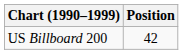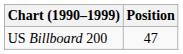(151, 37) 42 -> (151, 37) 47
